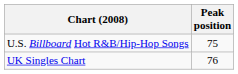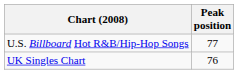(212, 43) 75 -> (212, 43) 77
